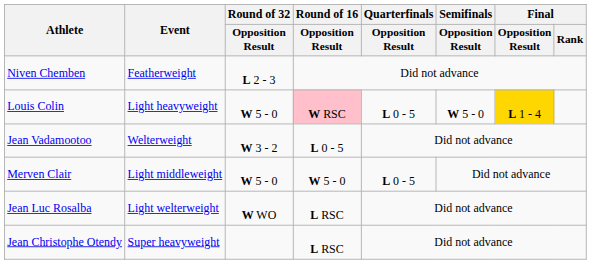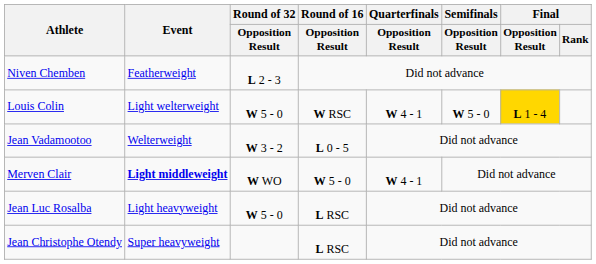(173, 107) Light heavyweight -> (173, 107) Light welterweight
(327, 114) pink background -> (332, 114) no background
(399, 114) L 0 - 5 -> (404, 114) W 4 - 1
(175, 174) normal -> (178, 174) bold
(259, 181) W 5 - 0 -> (264, 181) W WO
(399, 181) L 0 - 5 -> (404, 181) W 4 - 1
(173, 208) Light welterweight -> (173, 208) Light heavyweight
(259, 215) W WO -> (264, 215) W 5 - 0
